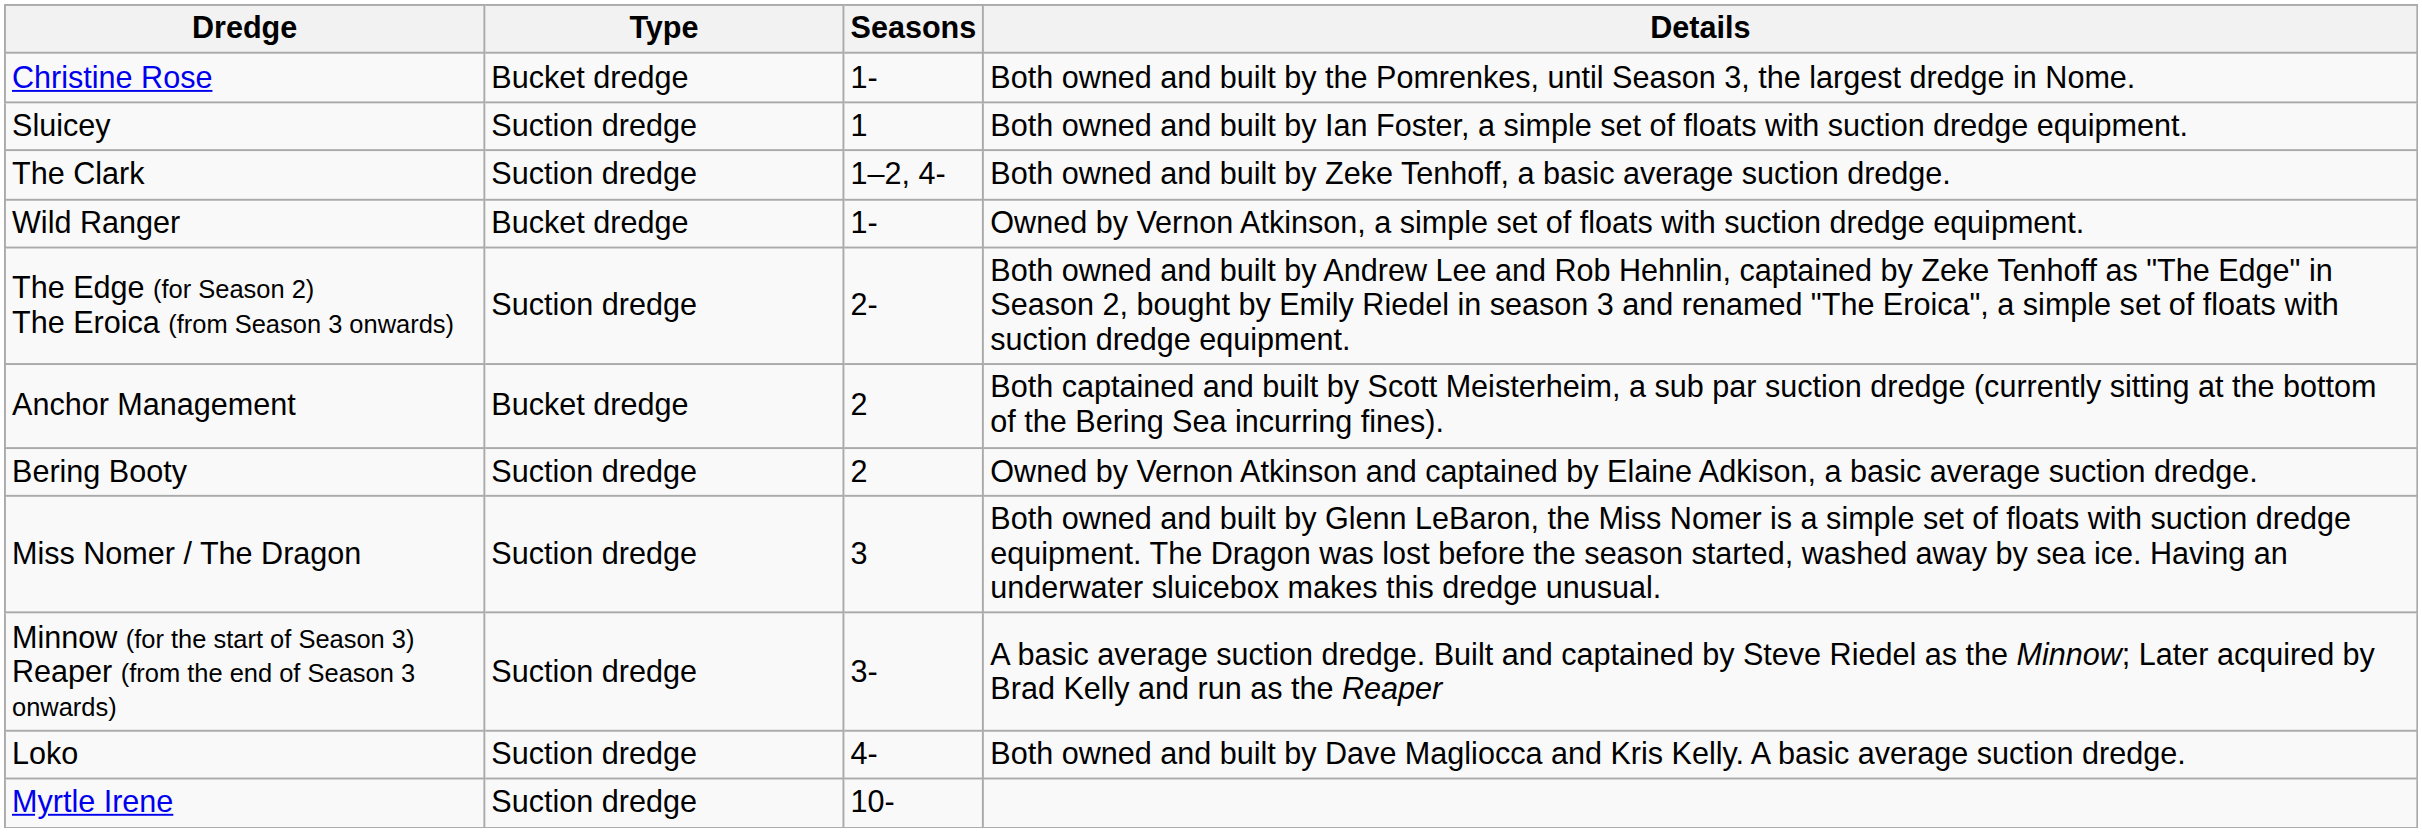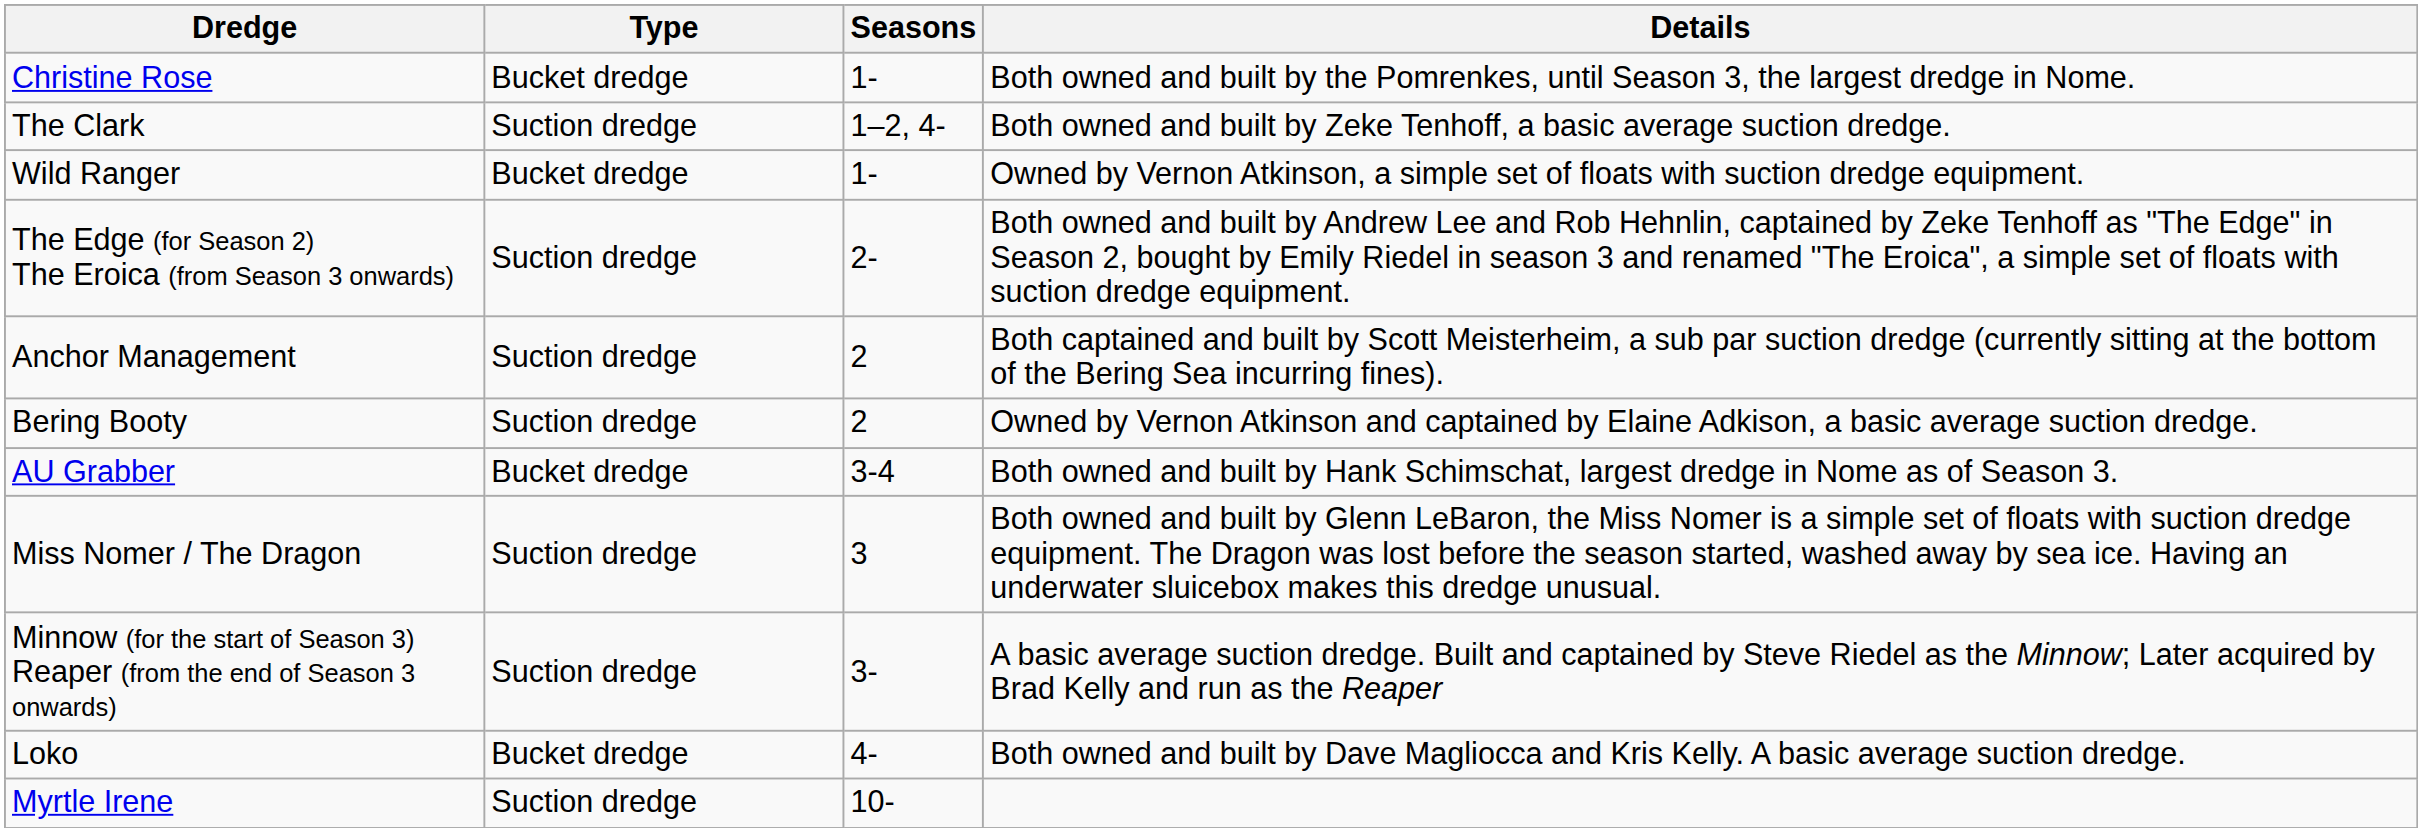- row: (61, 125)
(590, 405) Bucket dredge -> (594, 357) Suction dredge
+ row: (94, 471)
(594, 754) Suction dredge -> (590, 754) Bucket dredge
